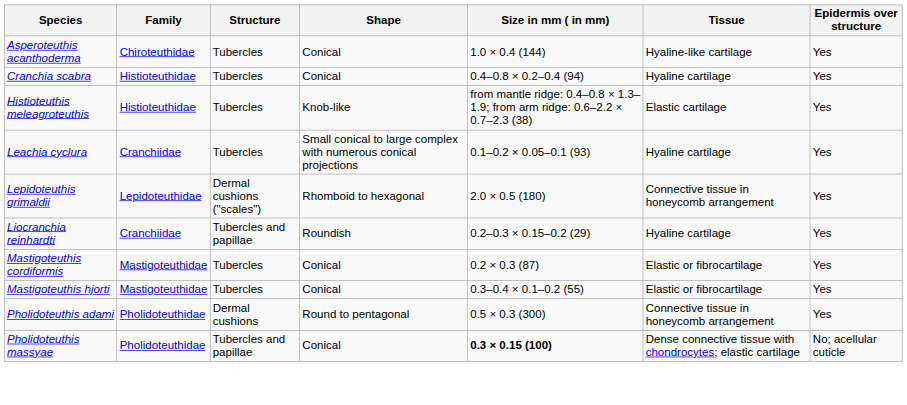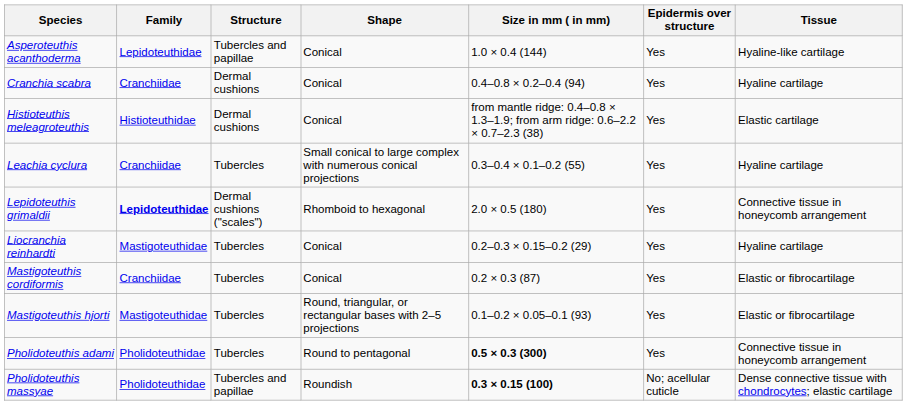columns swapped: (727, 20) <-> (856, 20)
(157, 51) Chiroteuthidae -> (161, 51) Lepidoteuthidae
(238, 51) Tubercles -> (250, 51) Tubercles and papillae
(158, 76) Histioteuthidae -> (150, 83) Cranchiidae
(238, 76) Tubercles -> (237, 83) Dermal cushions
(238, 107) Tubercles -> (237, 120) Dermal cushions
(326, 107) Knob-like -> (323, 120) Conical
(530, 152) 0.1–0.2 × 0.05–0.1 (93) -> (528, 164) 0.3–0.4 × 0.1–0.2 (55)
(161, 196) normal -> (164, 209) bold
(150, 233) Cranchiidae -> (163, 246) Mastigoteuthidae
(249, 233) Tubercles and papillae -> (239, 246) Tubercles
(327, 233) Roundish -> (323, 246) Conical
(163, 265) Mastigoteuthidae -> (150, 278) Cranchiidae
(322, 289) Conical -> (372, 315) Round, triangular, or rectangular bases with 2–5 projections
(527, 289) 0.3–0.4 × 0.1–0.2 (55) -> (531, 315) 0.1–0.2 × 0.05–0.1 (93)
(235, 314) Dermal cushions -> (239, 353) Tubercles
(508, 314) normal -> (509, 353) bold
(322, 345) Conical -> (328, 384) Roundish
